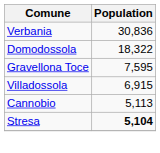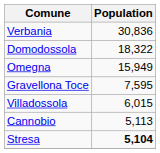+ row: (29, 67)
(139, 85) 6,915 -> (139, 103) 6,015
